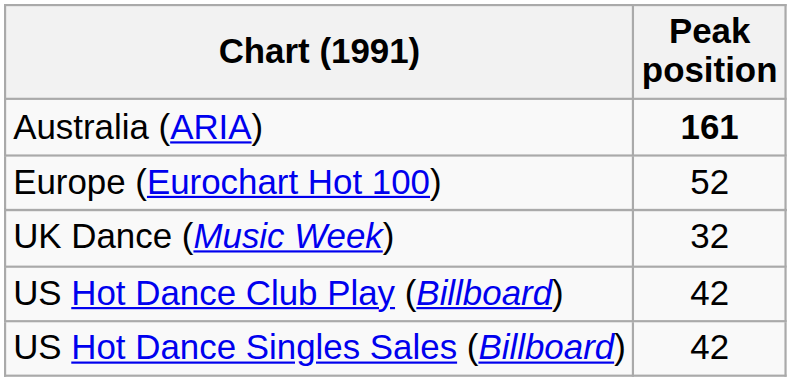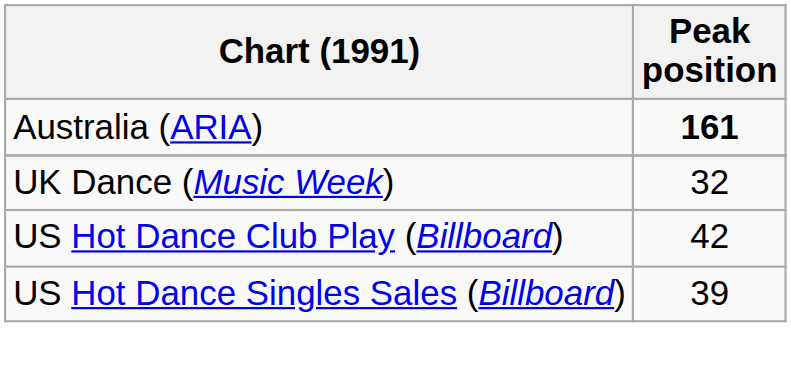- row: (227, 182)
(710, 347) 42 -> (710, 292) 39
